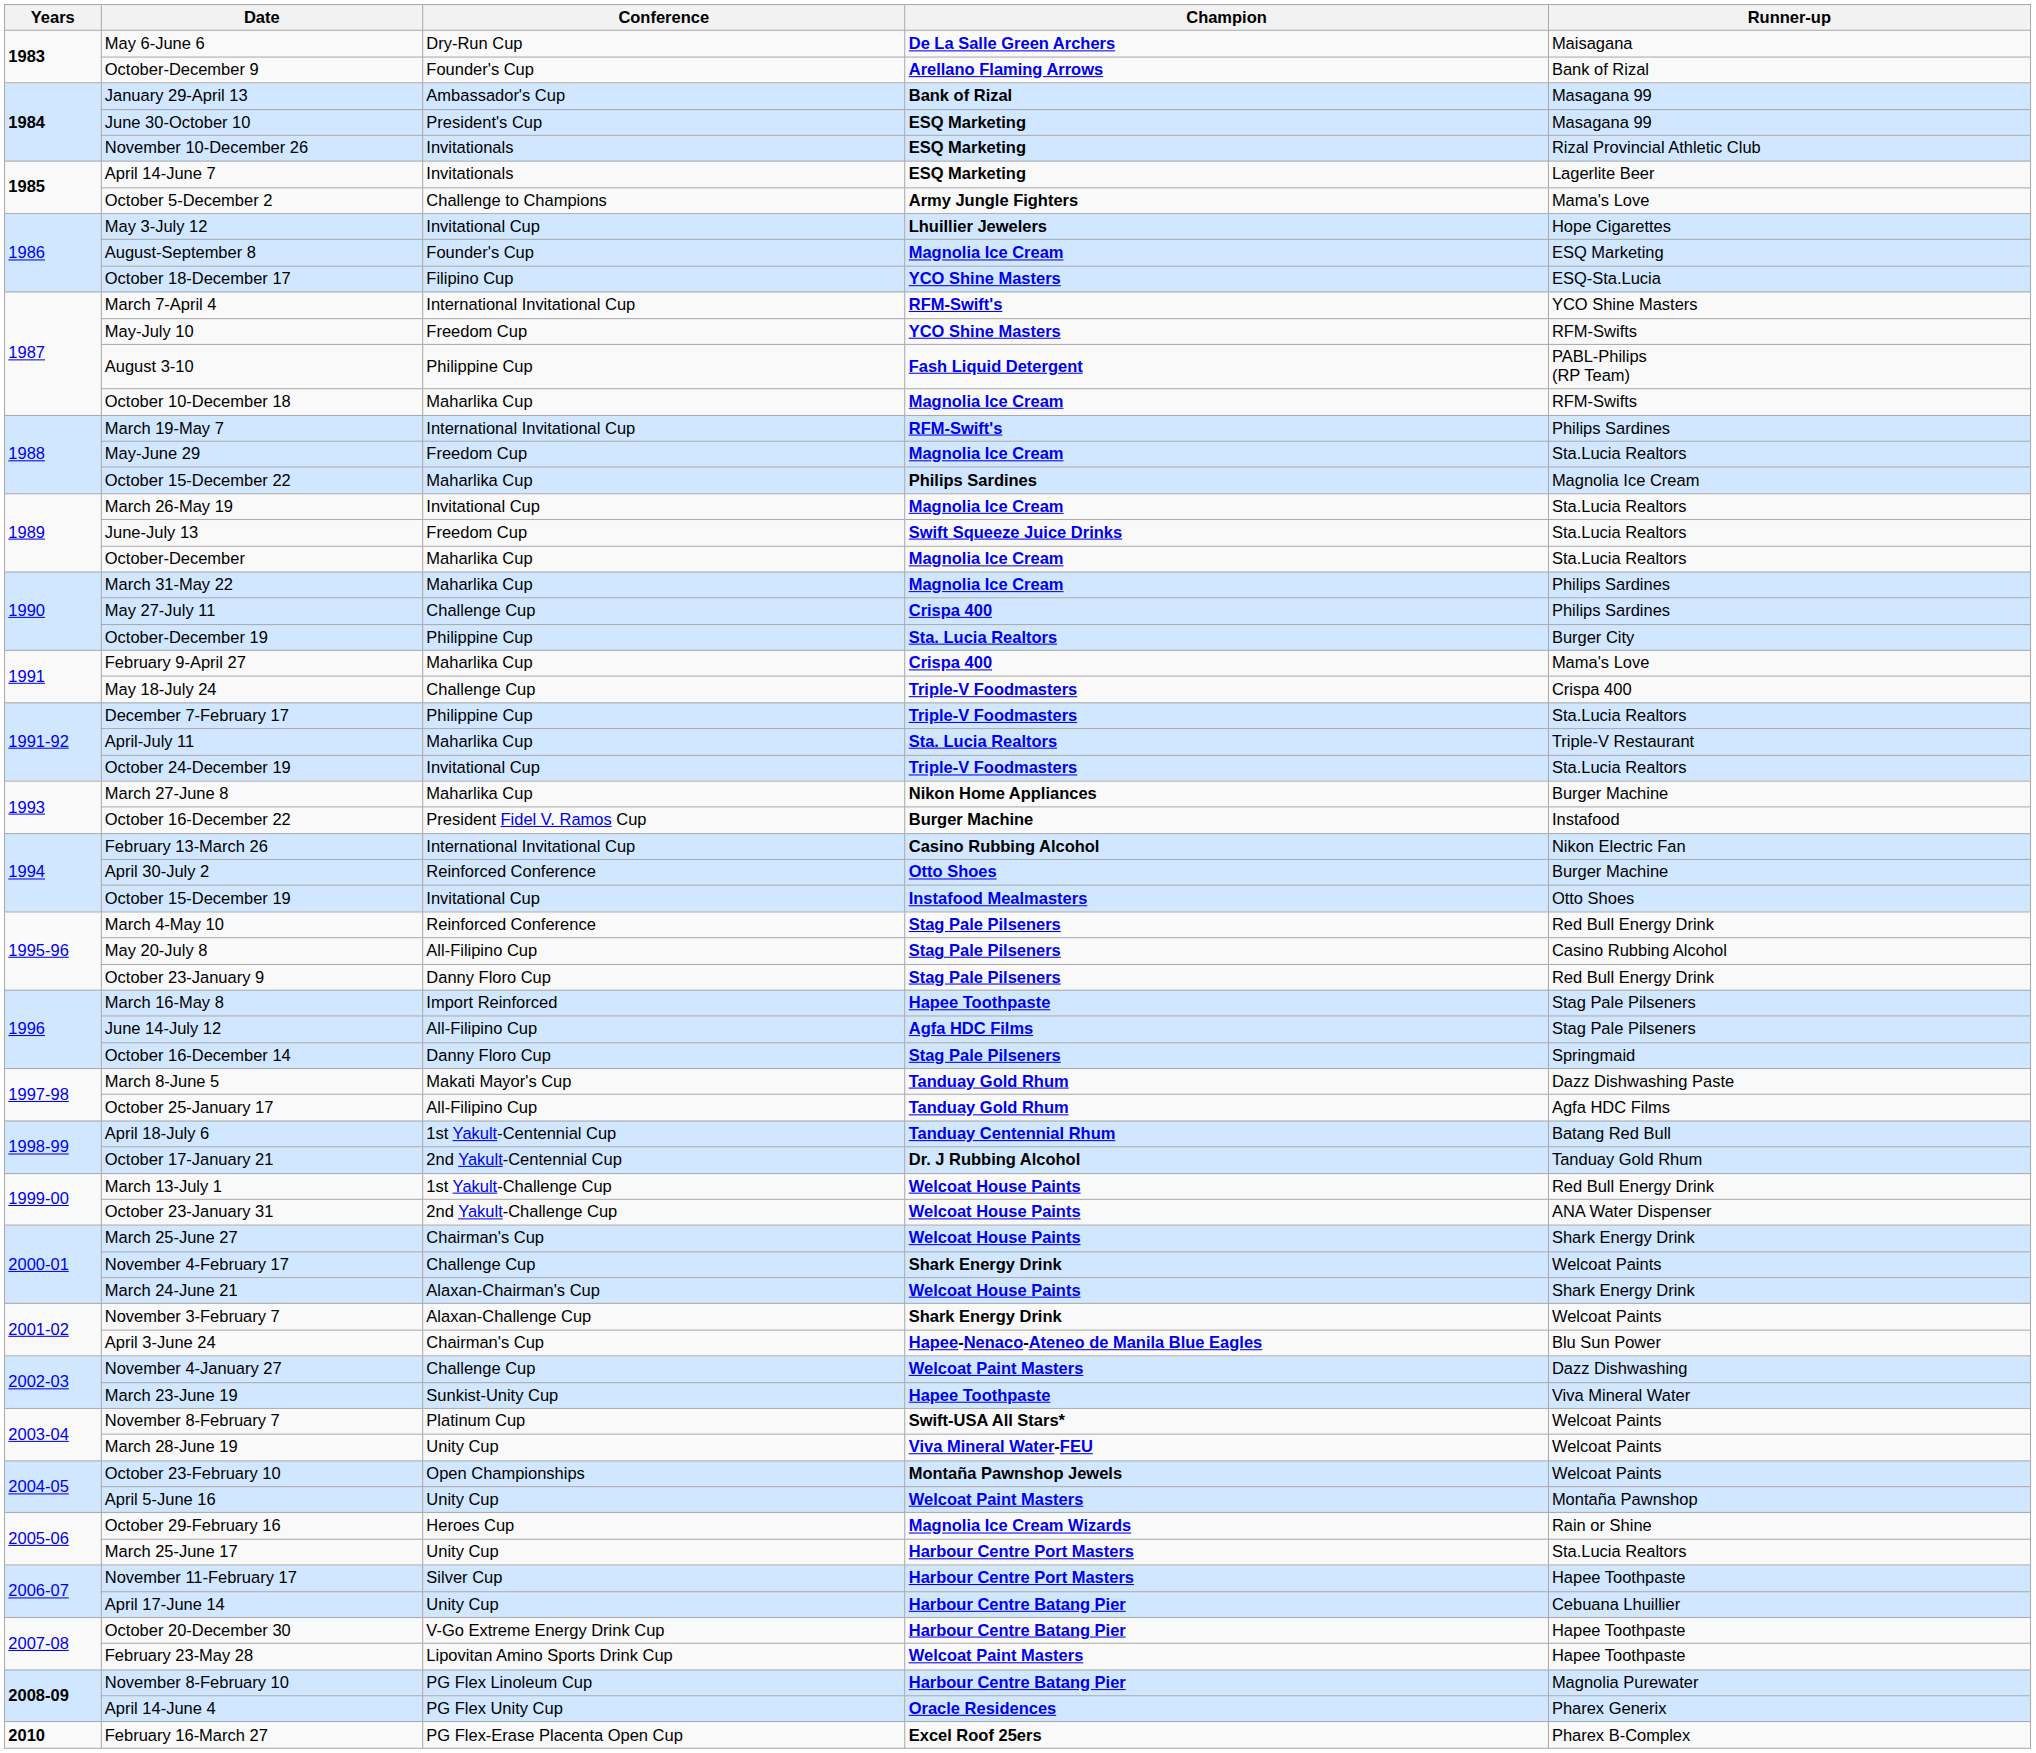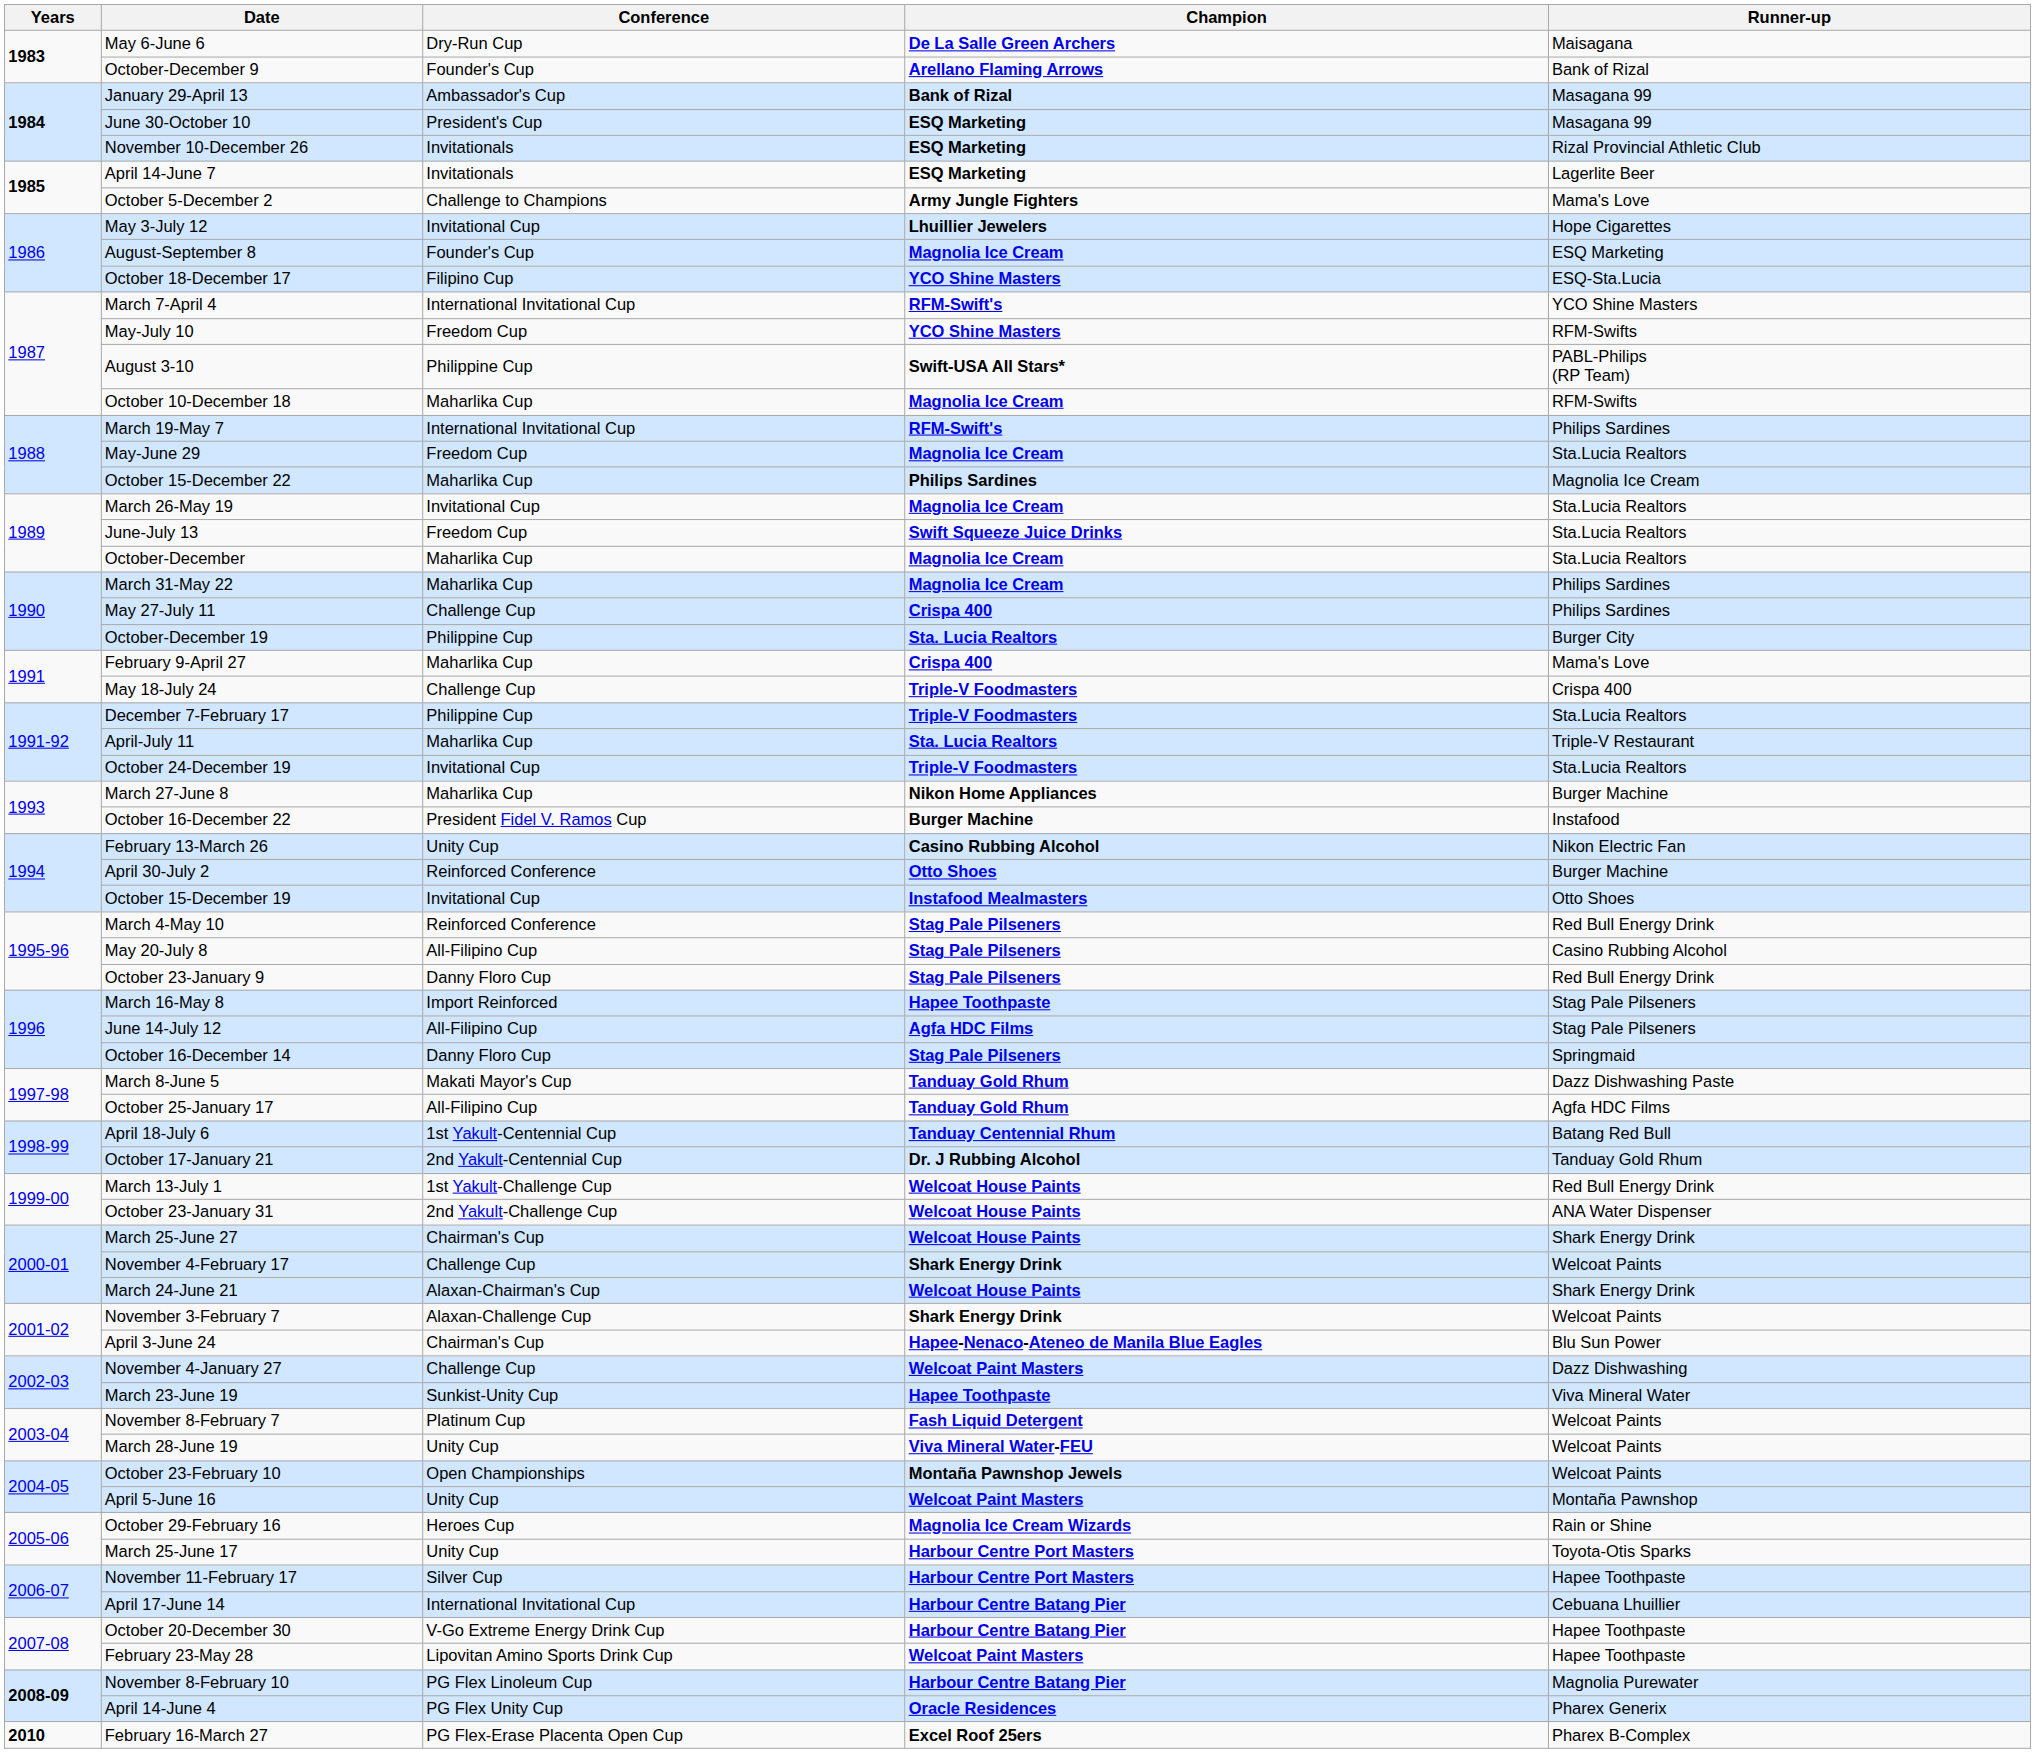(996, 366) Fash Liquid Detergent -> (987, 366) Swift-USA All Stars*
(531, 846) International Invitational Cup -> (463, 846) Unity Cup
(987, 1421) Swift-USA All Stars* -> (996, 1421) Fash Liquid Detergent
(1619, 1552) Sta.Lucia Realtors -> (1622, 1552) Toyota-Otis Sparks
(463, 1604) Unity Cup -> (531, 1604) International Invitational Cup
